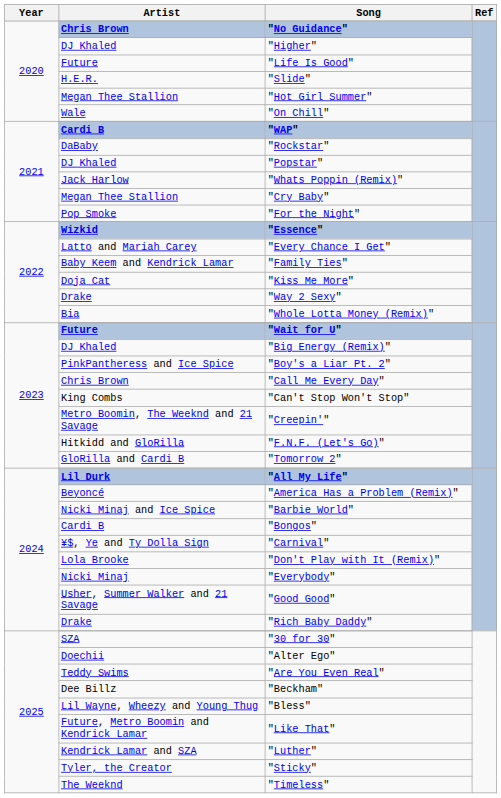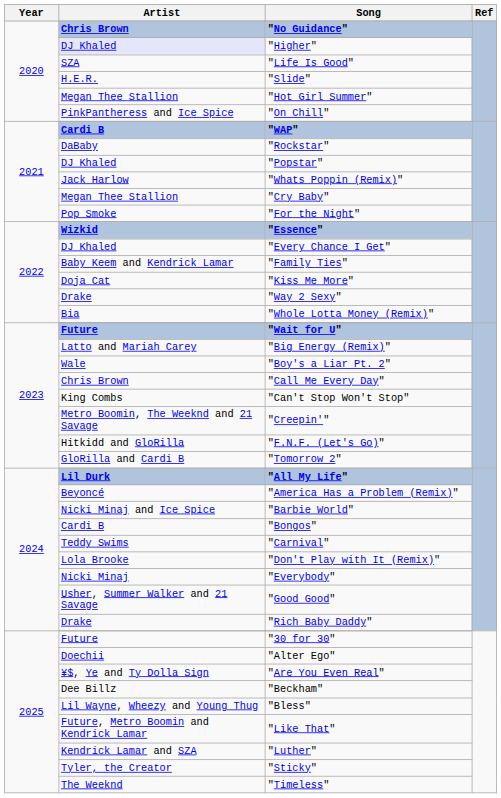(89, 46) no background -> (89, 46) lavender background
(79, 63) Future -> (70, 63) SZA
(73, 113) Wale -> (147, 113) PinkPantheress and Ice Spice
(129, 247) Latto and Mariah Carey -> (89, 247) DJ Khaled
(89, 348) DJ Khaled -> (129, 348) Latto and Mariah Carey
(147, 364) PinkPantheress and Ice Spice -> (73, 364) Wale
(135, 543) ¥$, Ye and Ty Dolla Sign -> (95, 543) Teddy Swims
(70, 639) SZA -> (79, 639) Future
(95, 673) Teddy Swims -> (135, 673) ¥$, Ye and Ty Dolla Sign
